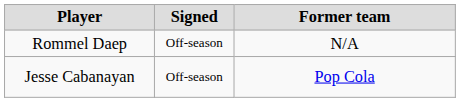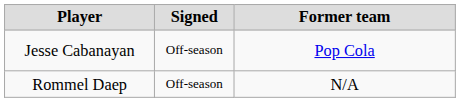rows swapped: (80, 76) <-> (80, 43)
